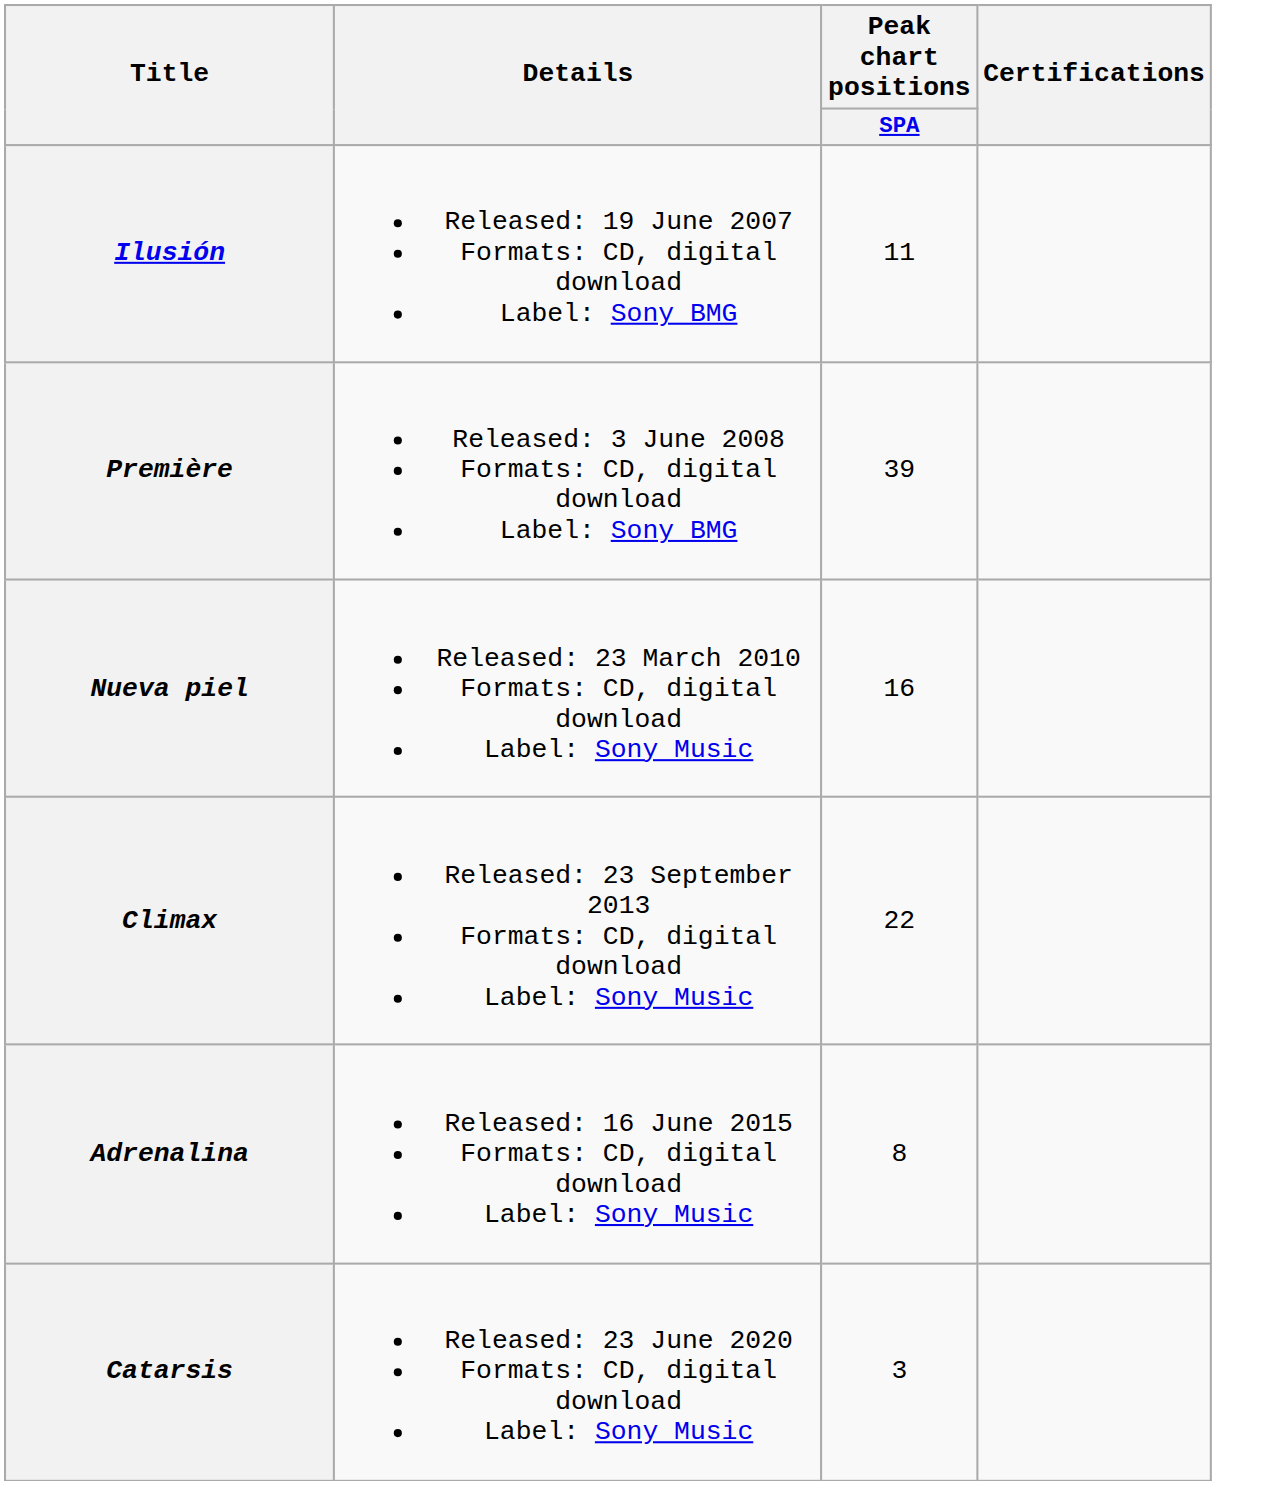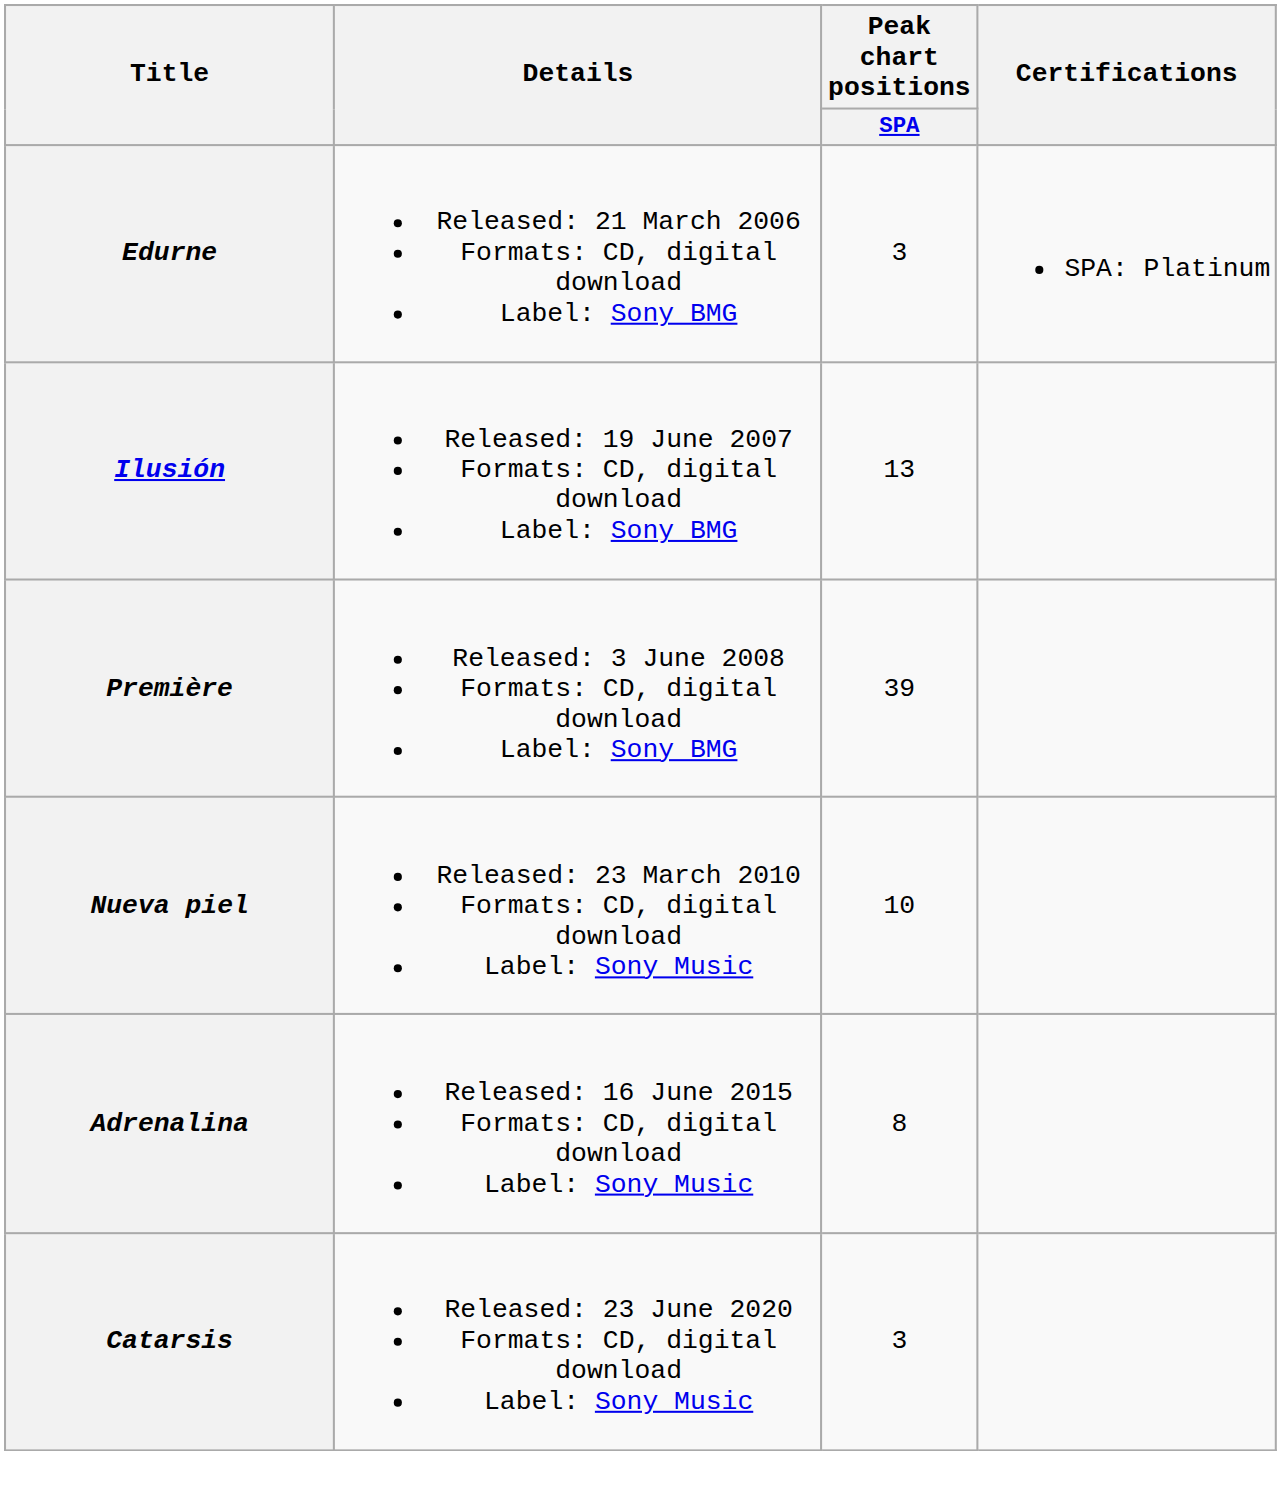+ row: (170, 253)
(899, 253) 11 -> (899, 471) 13
(899, 688) 16 -> (899, 906) 10
- row: (170, 921)
